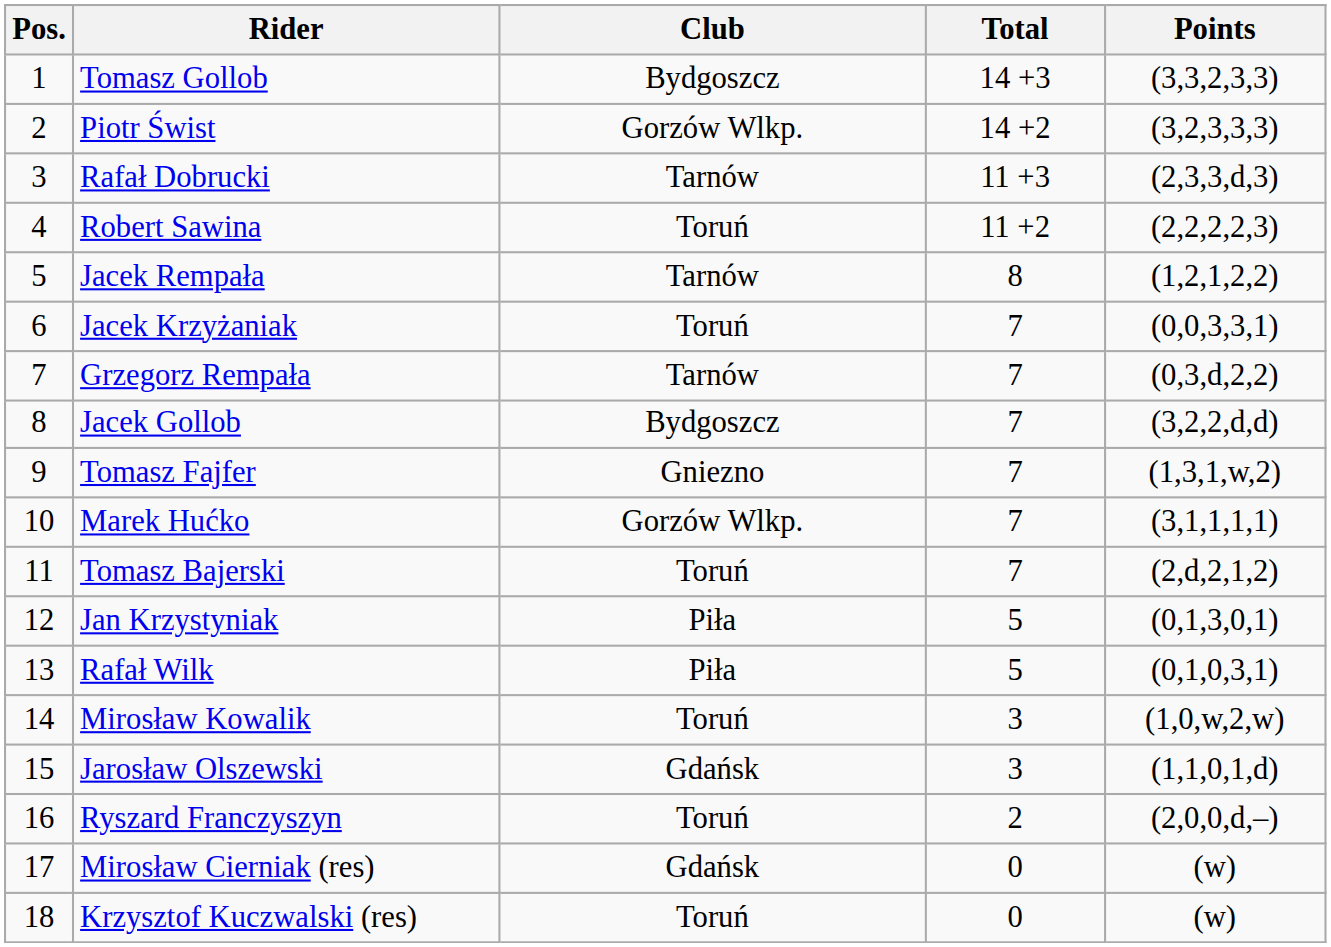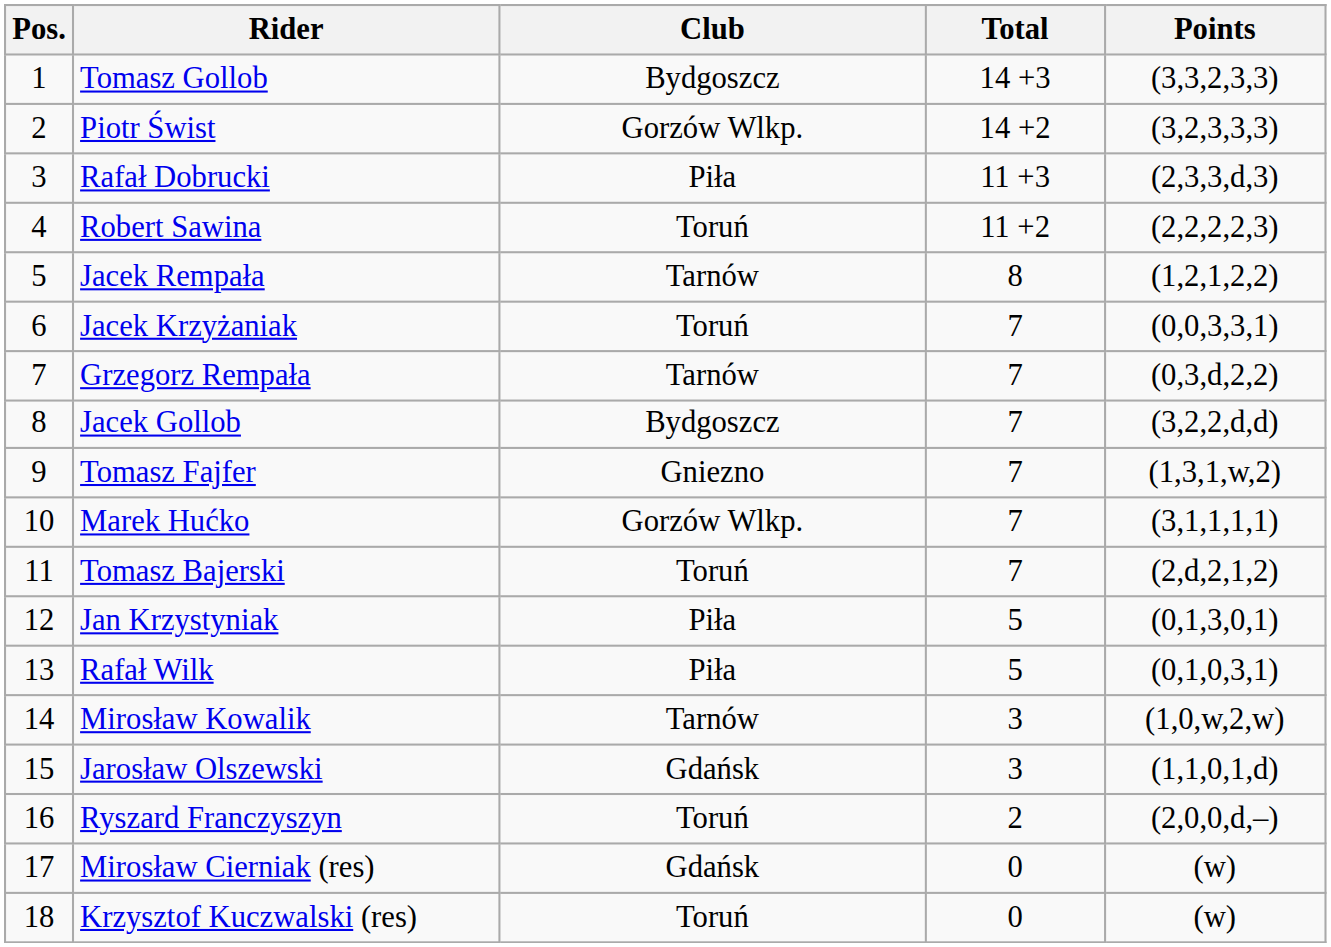(712, 176) Tarnów -> (712, 176) Piła
(712, 719) Toruń -> (712, 719) Tarnów
